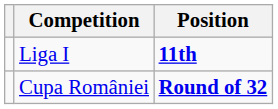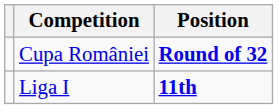rows swapped: (44, 53) <-> (84, 86)
